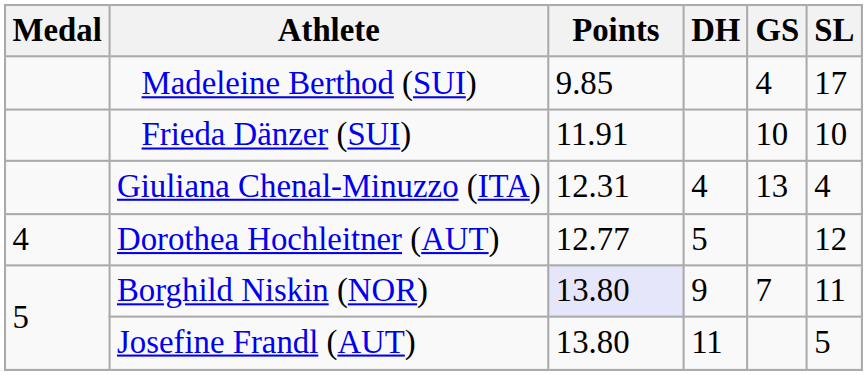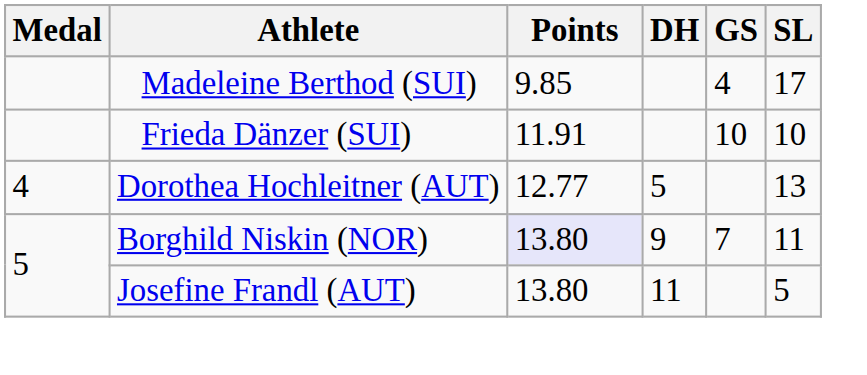- row: (329, 186)
(831, 238) 12 -> (790, 186) 13
